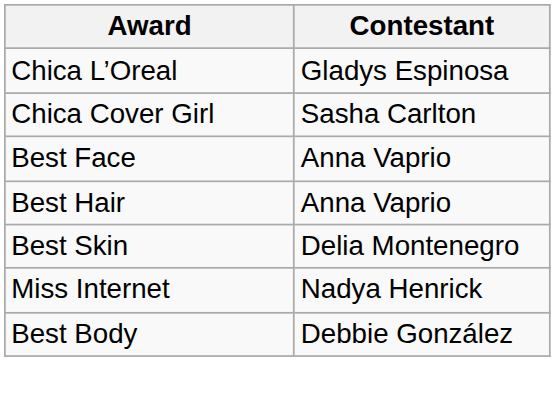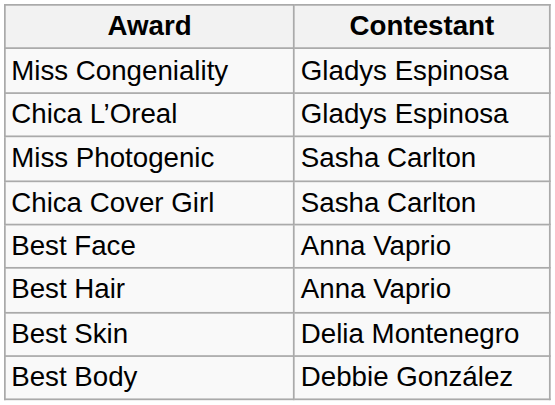+ row: (120, 70)
+ row: (113, 158)
- row: (90, 289)
